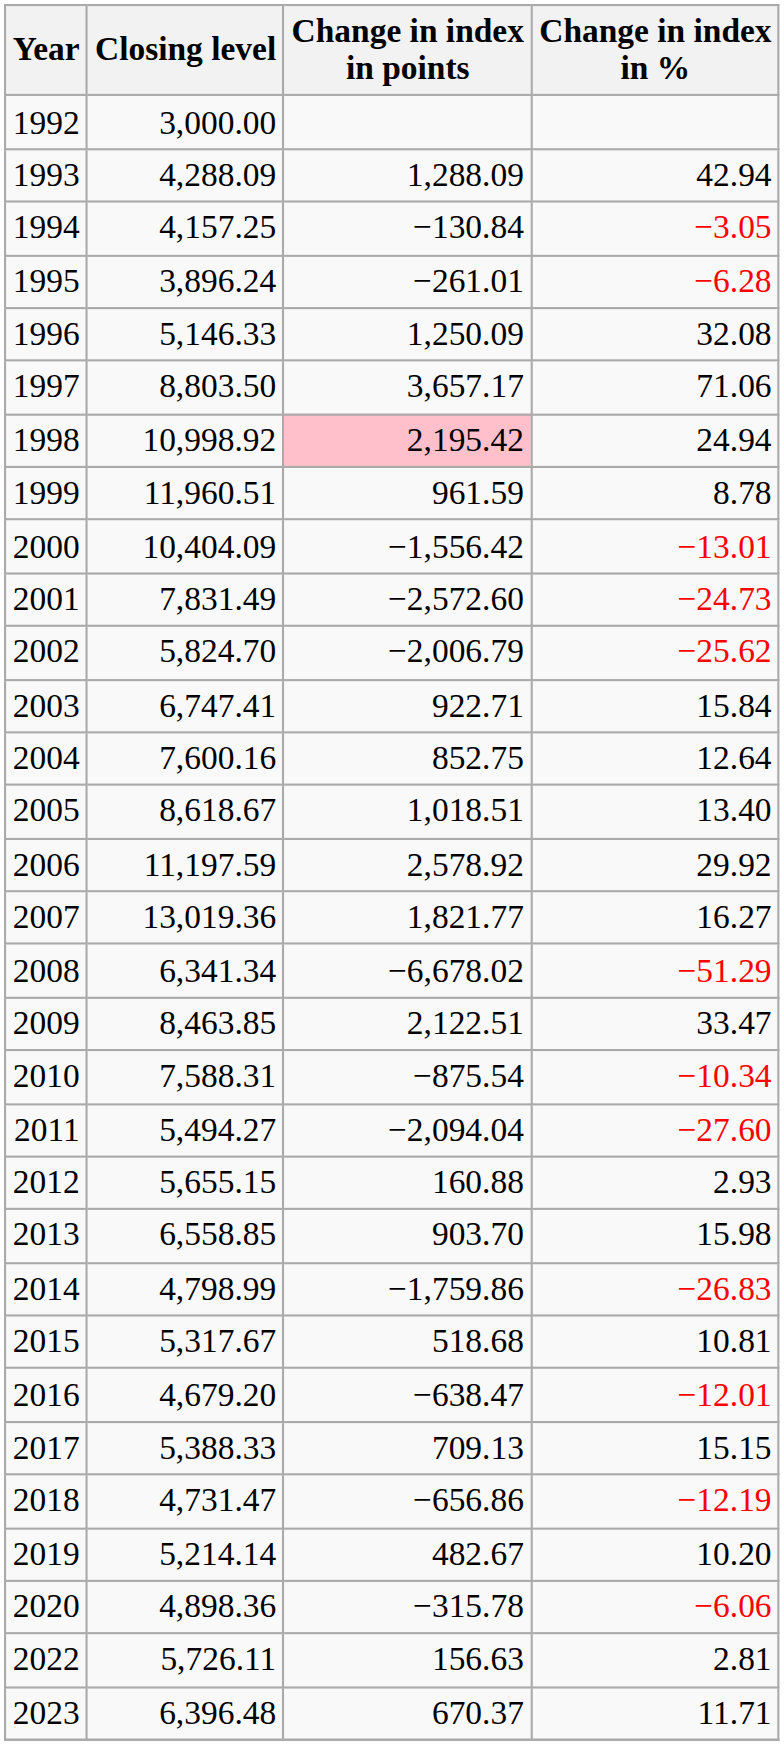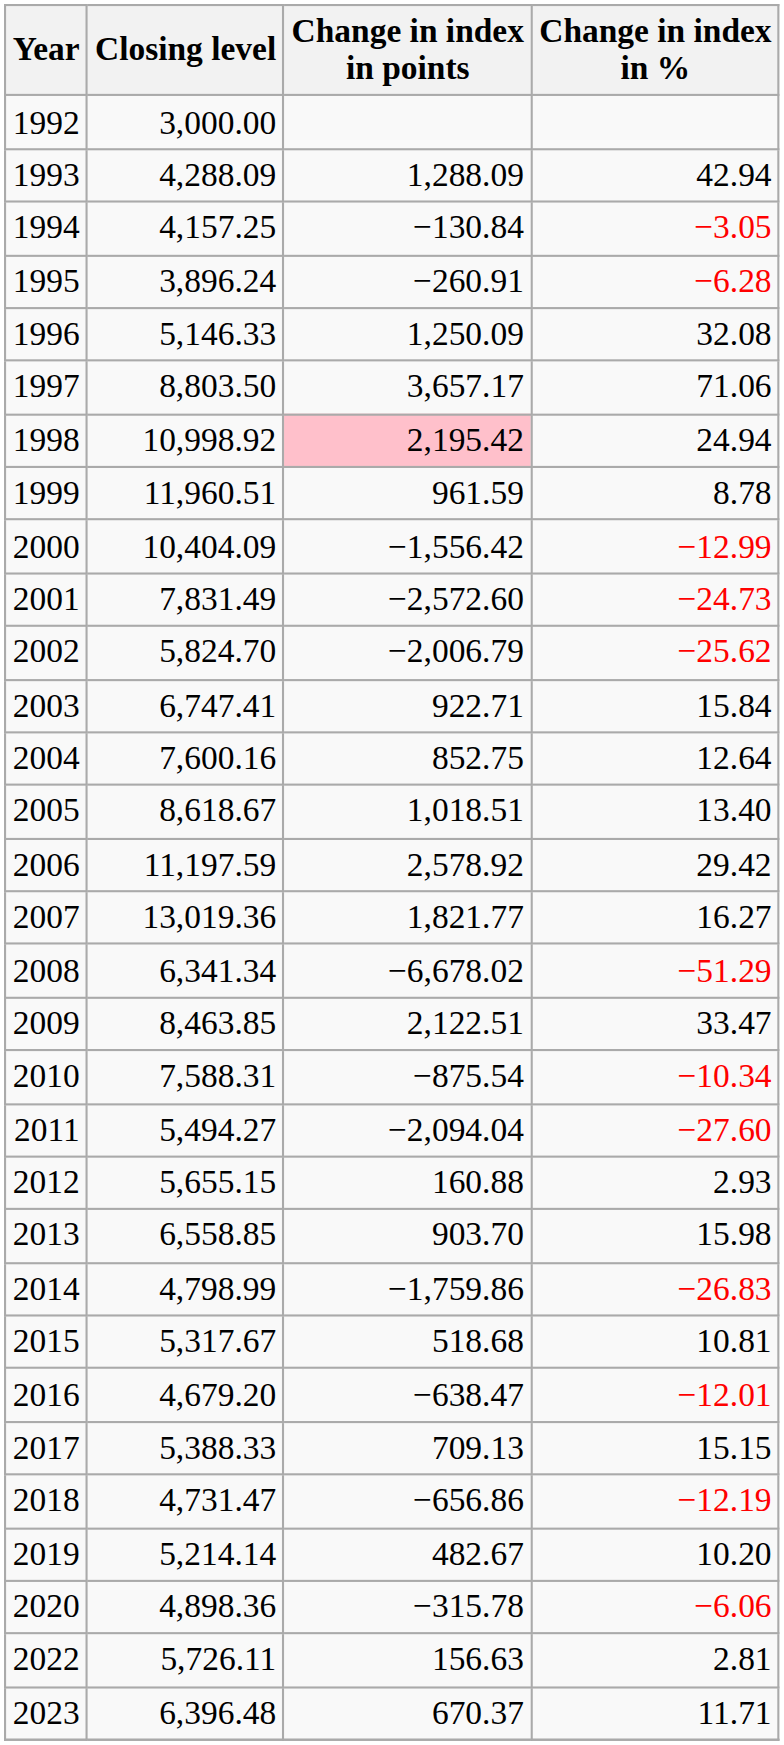(468, 280) −261.01 -> (468, 280) −260.91
(725, 545) −13.01 -> (725, 545) −12.99
(734, 864) 29.92 -> (734, 864) 29.42
